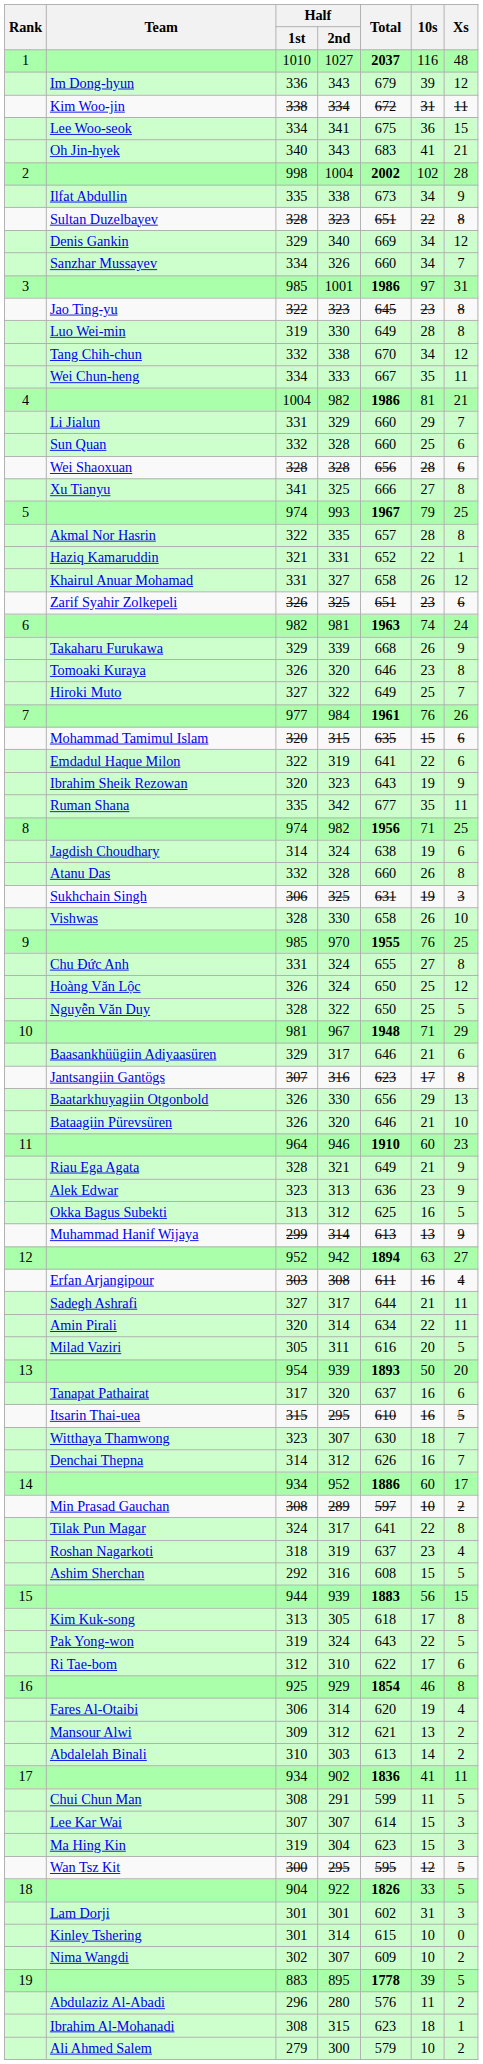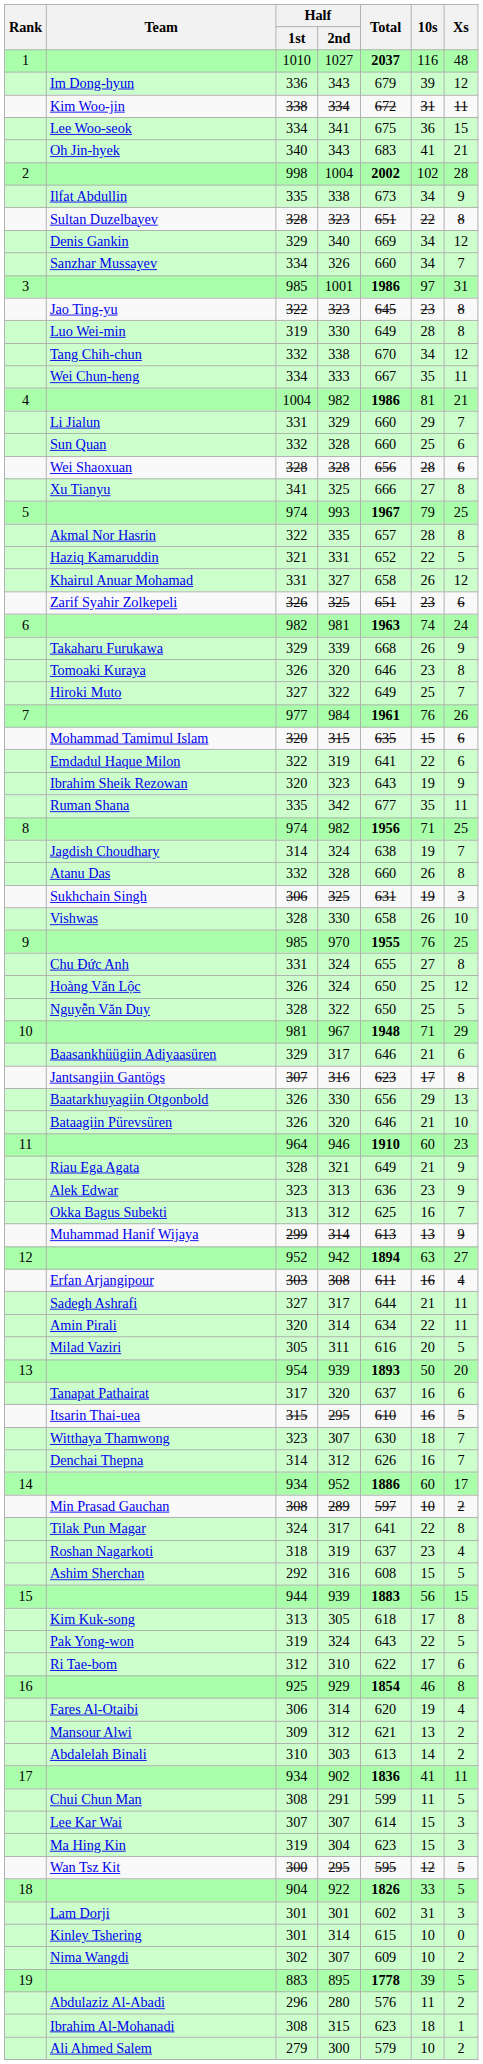(461, 557) 1 -> (461, 557) 5
(461, 851) 6 -> (461, 851) 7
(461, 1212) 5 -> (461, 1212) 7
